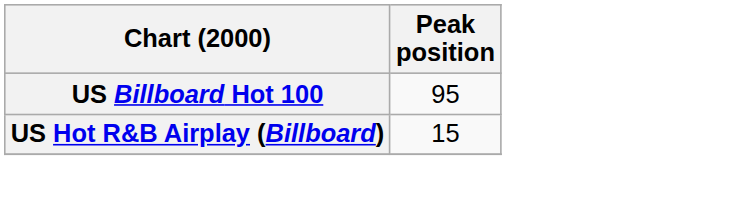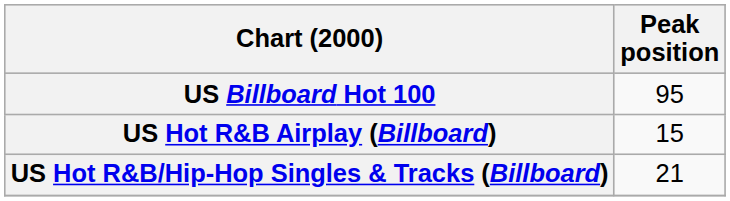+ row: (310, 174)
